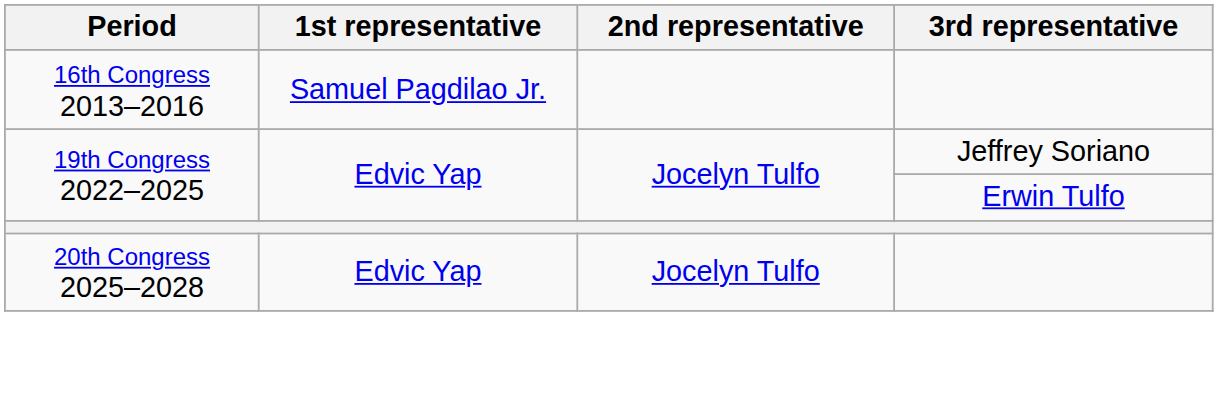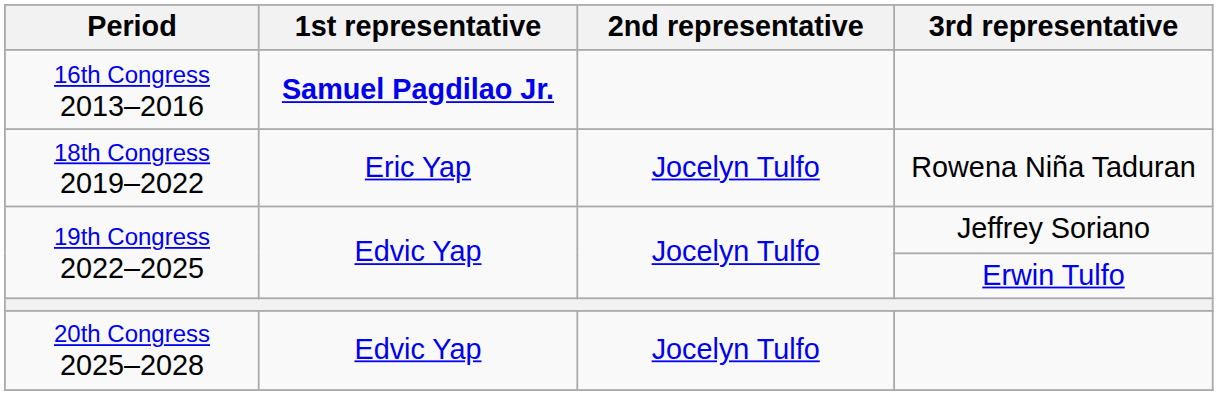(418, 89) normal -> (418, 89) bold
+ row: (132, 169)
